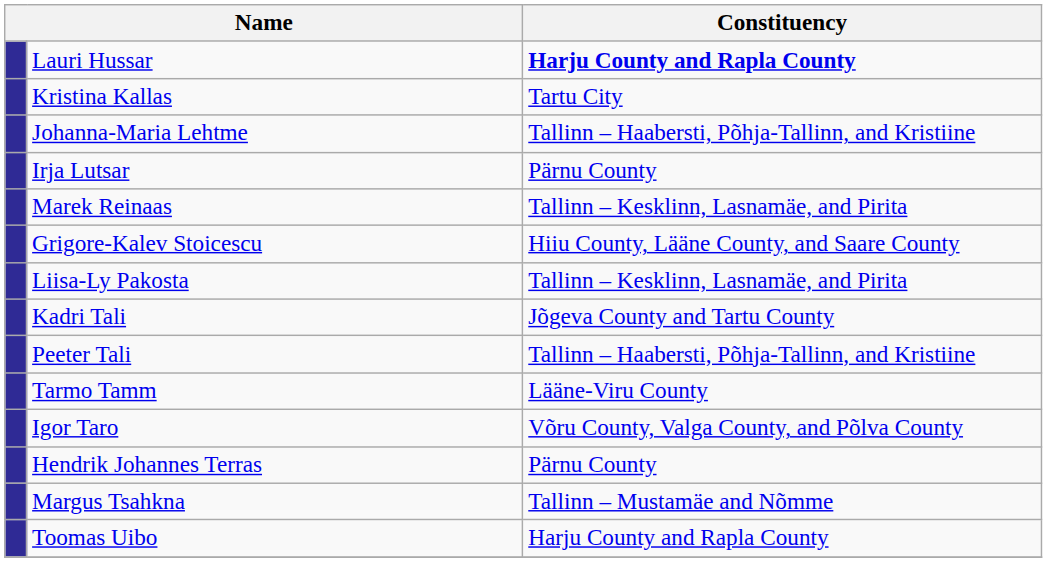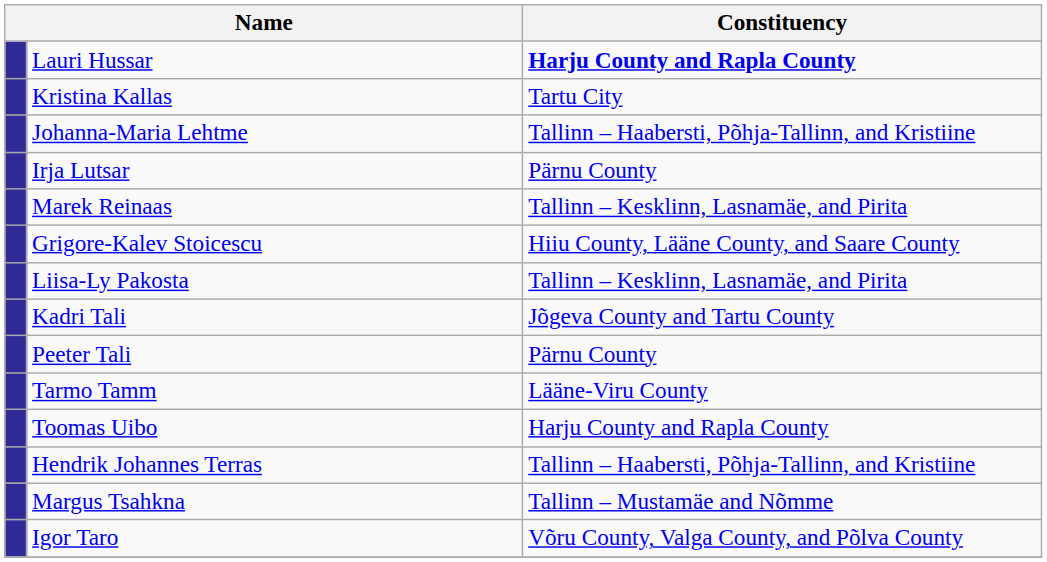(752, 354) Tallinn – Haabersti, Põhja-Tallinn, and Kristiine -> (592, 354) Pärnu County
rows swapped: (75, 427) <-> (95, 538)
(592, 464) Pärnu County -> (752, 464) Tallinn – Haabersti, Põhja-Tallinn, and Kristiine
